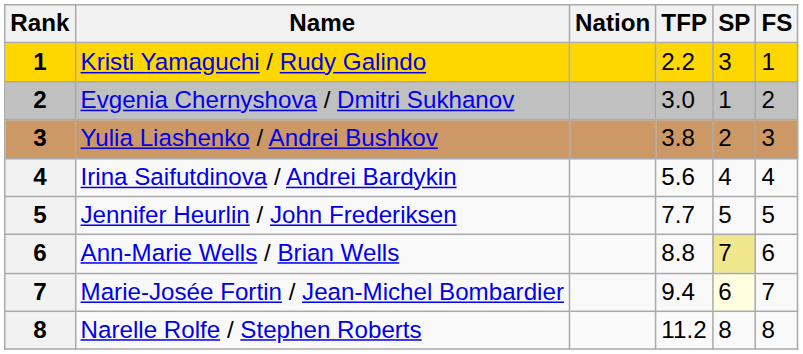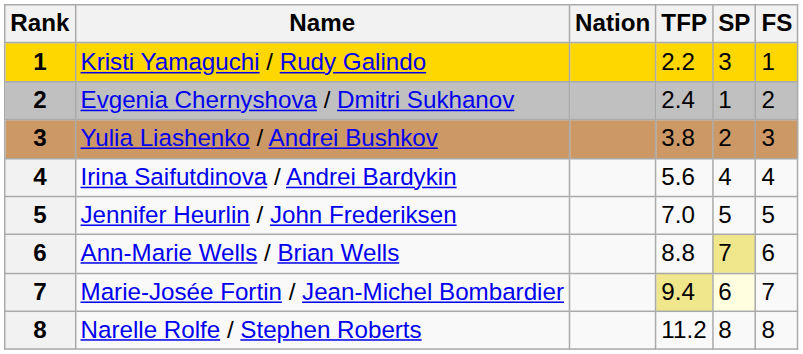(678, 100) 3.0 -> (678, 100) 2.4
(678, 215) 7.7 -> (678, 215) 7.0
(678, 291) no background -> (678, 291) khaki background
